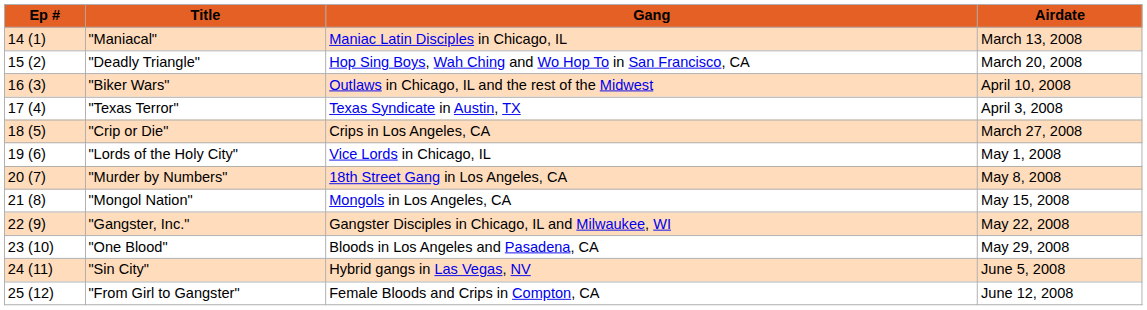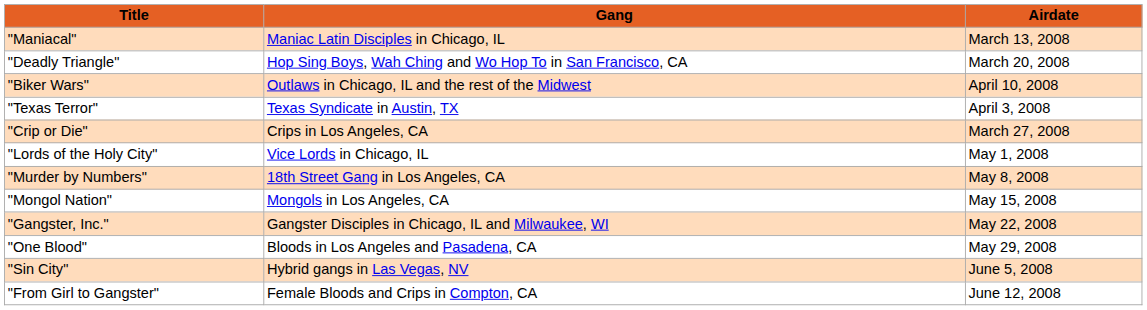- column: (45, 16)
